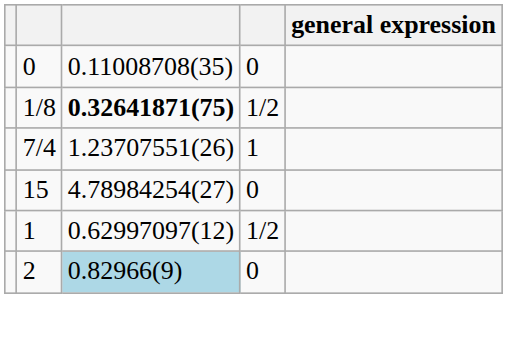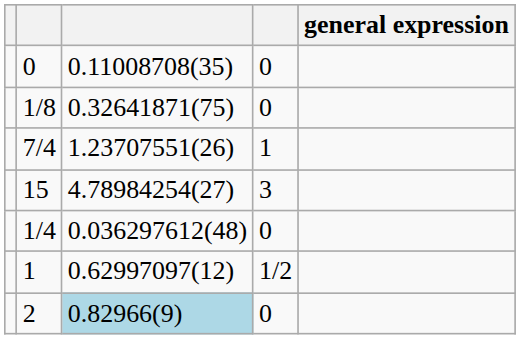(151, 107) bold -> (151, 107) normal
(263, 107) 1/2 -> (266, 107) 0
(253, 189) 0 -> (266, 189) 3
+ row: (39, 230)
